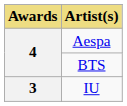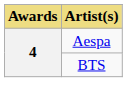- row: (92, 88)
